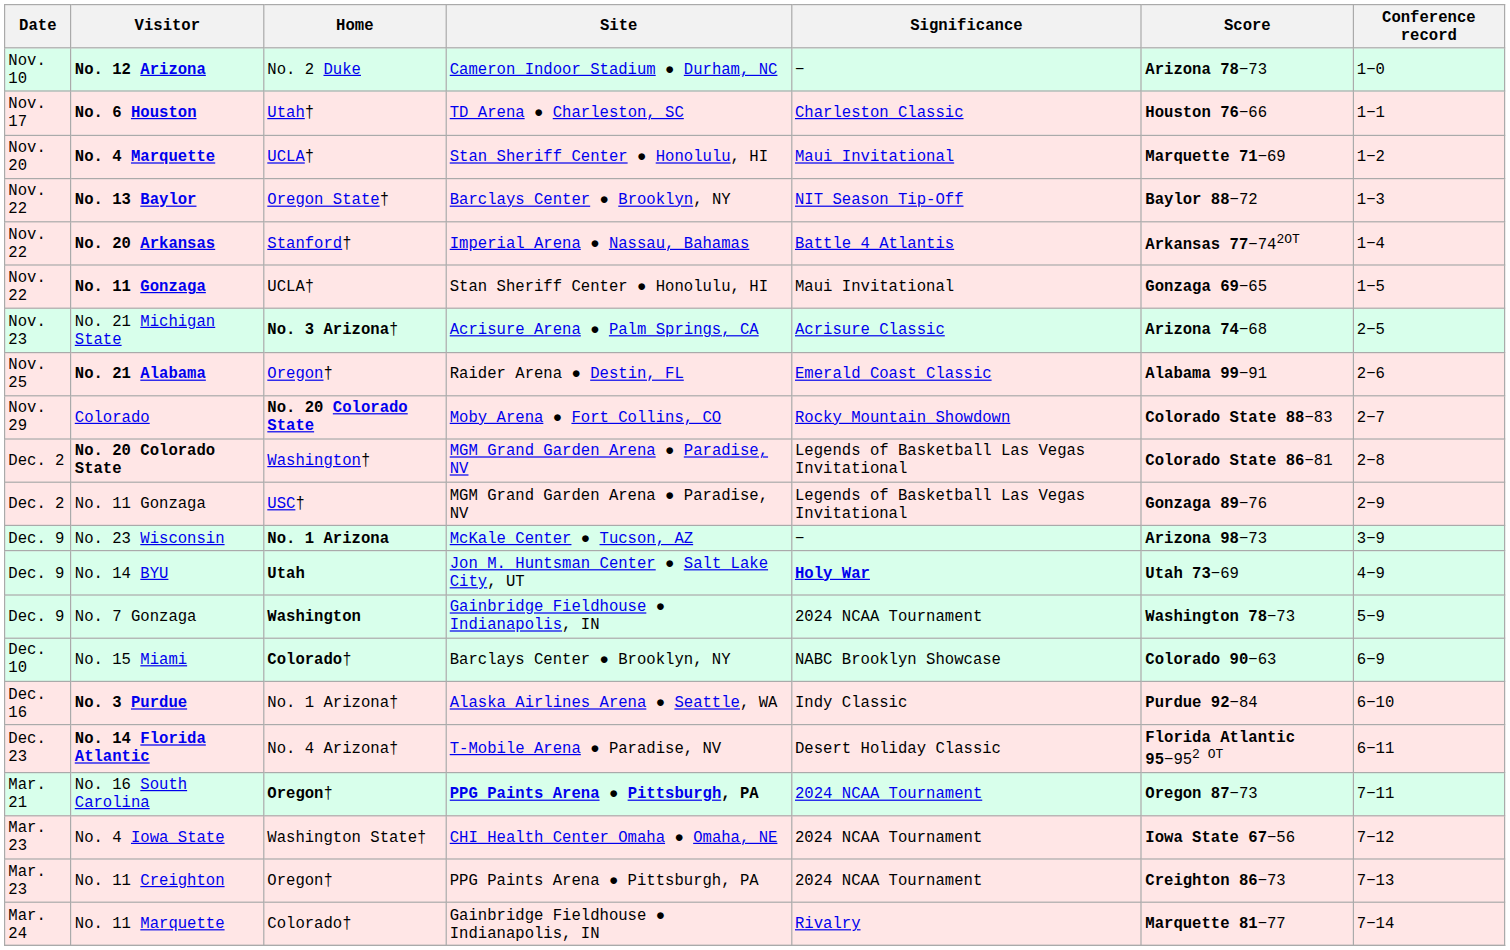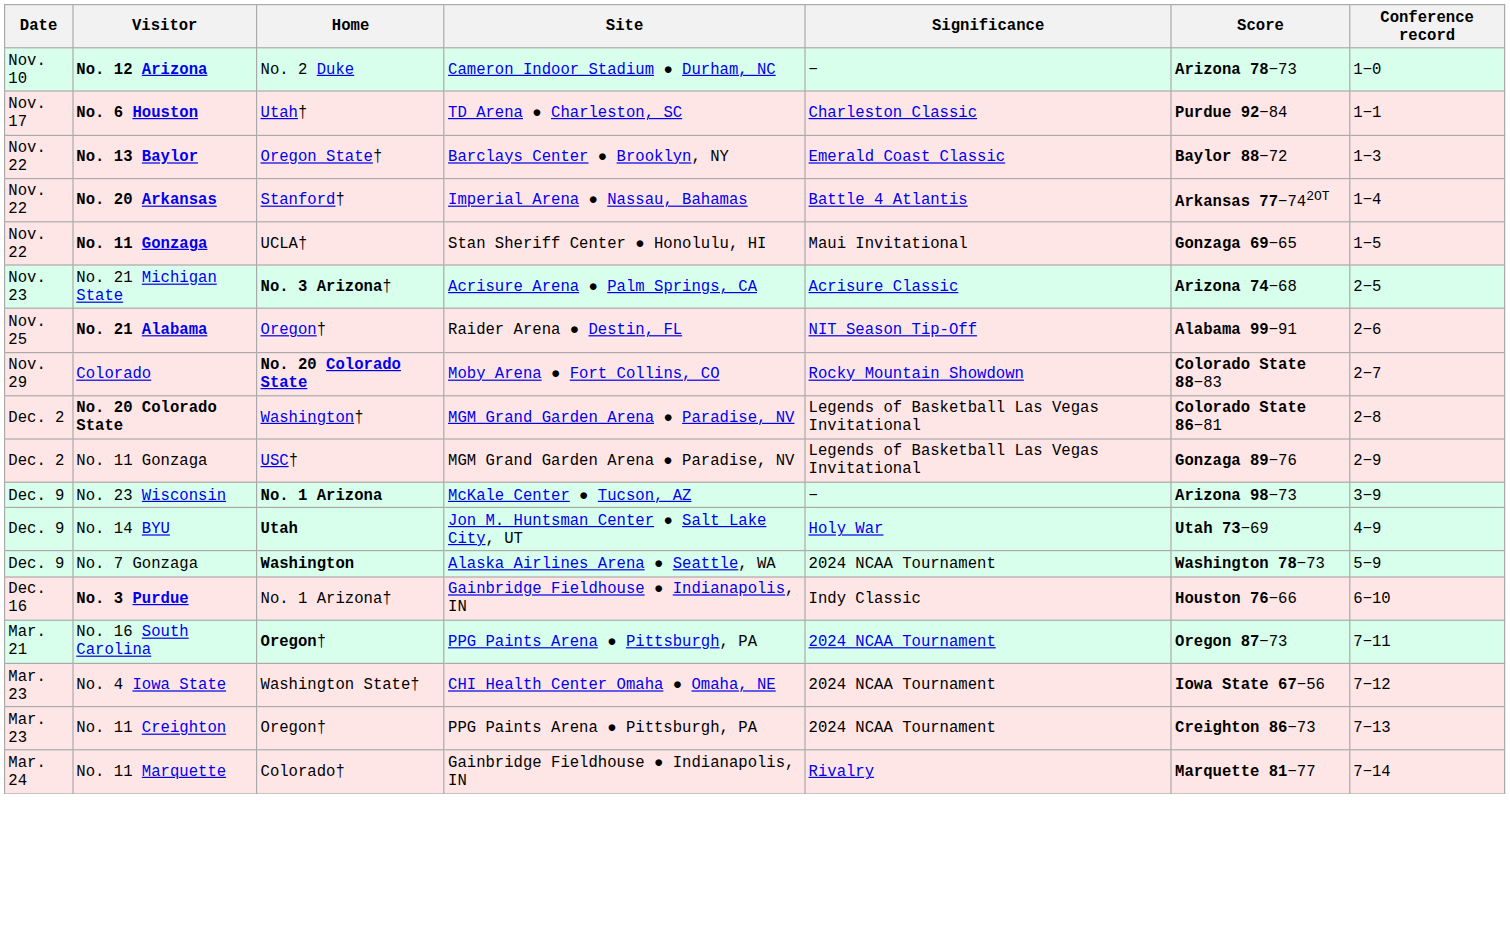(1206, 113) Houston 76−66 -> (1231, 113) Purdue 92−84
- row: (145, 157)
(879, 200) NIT Season Tip-Off -> (907, 157) Emerald Coast Classic
(893, 374) Emerald Coast Classic -> (893, 330) NIT Season Tip-Off
(832, 573) bold -> (846, 529) normal
(557, 616) Gainbridge Fieldhouse ● Indianapolis, IN -> (612, 564) Alaska Airlines Arena ● Seattle, WA
- row: (131, 660)
(614, 703) Alaska Airlines Arena ● Seattle, WA -> (621, 598) Gainbridge Fieldhouse ● Indianapolis, IN
(1201, 703) Purdue 92−84 -> (1236, 598) Houston 76−66
- row: (140, 749)
(604, 794) bold -> (603, 642) normal
